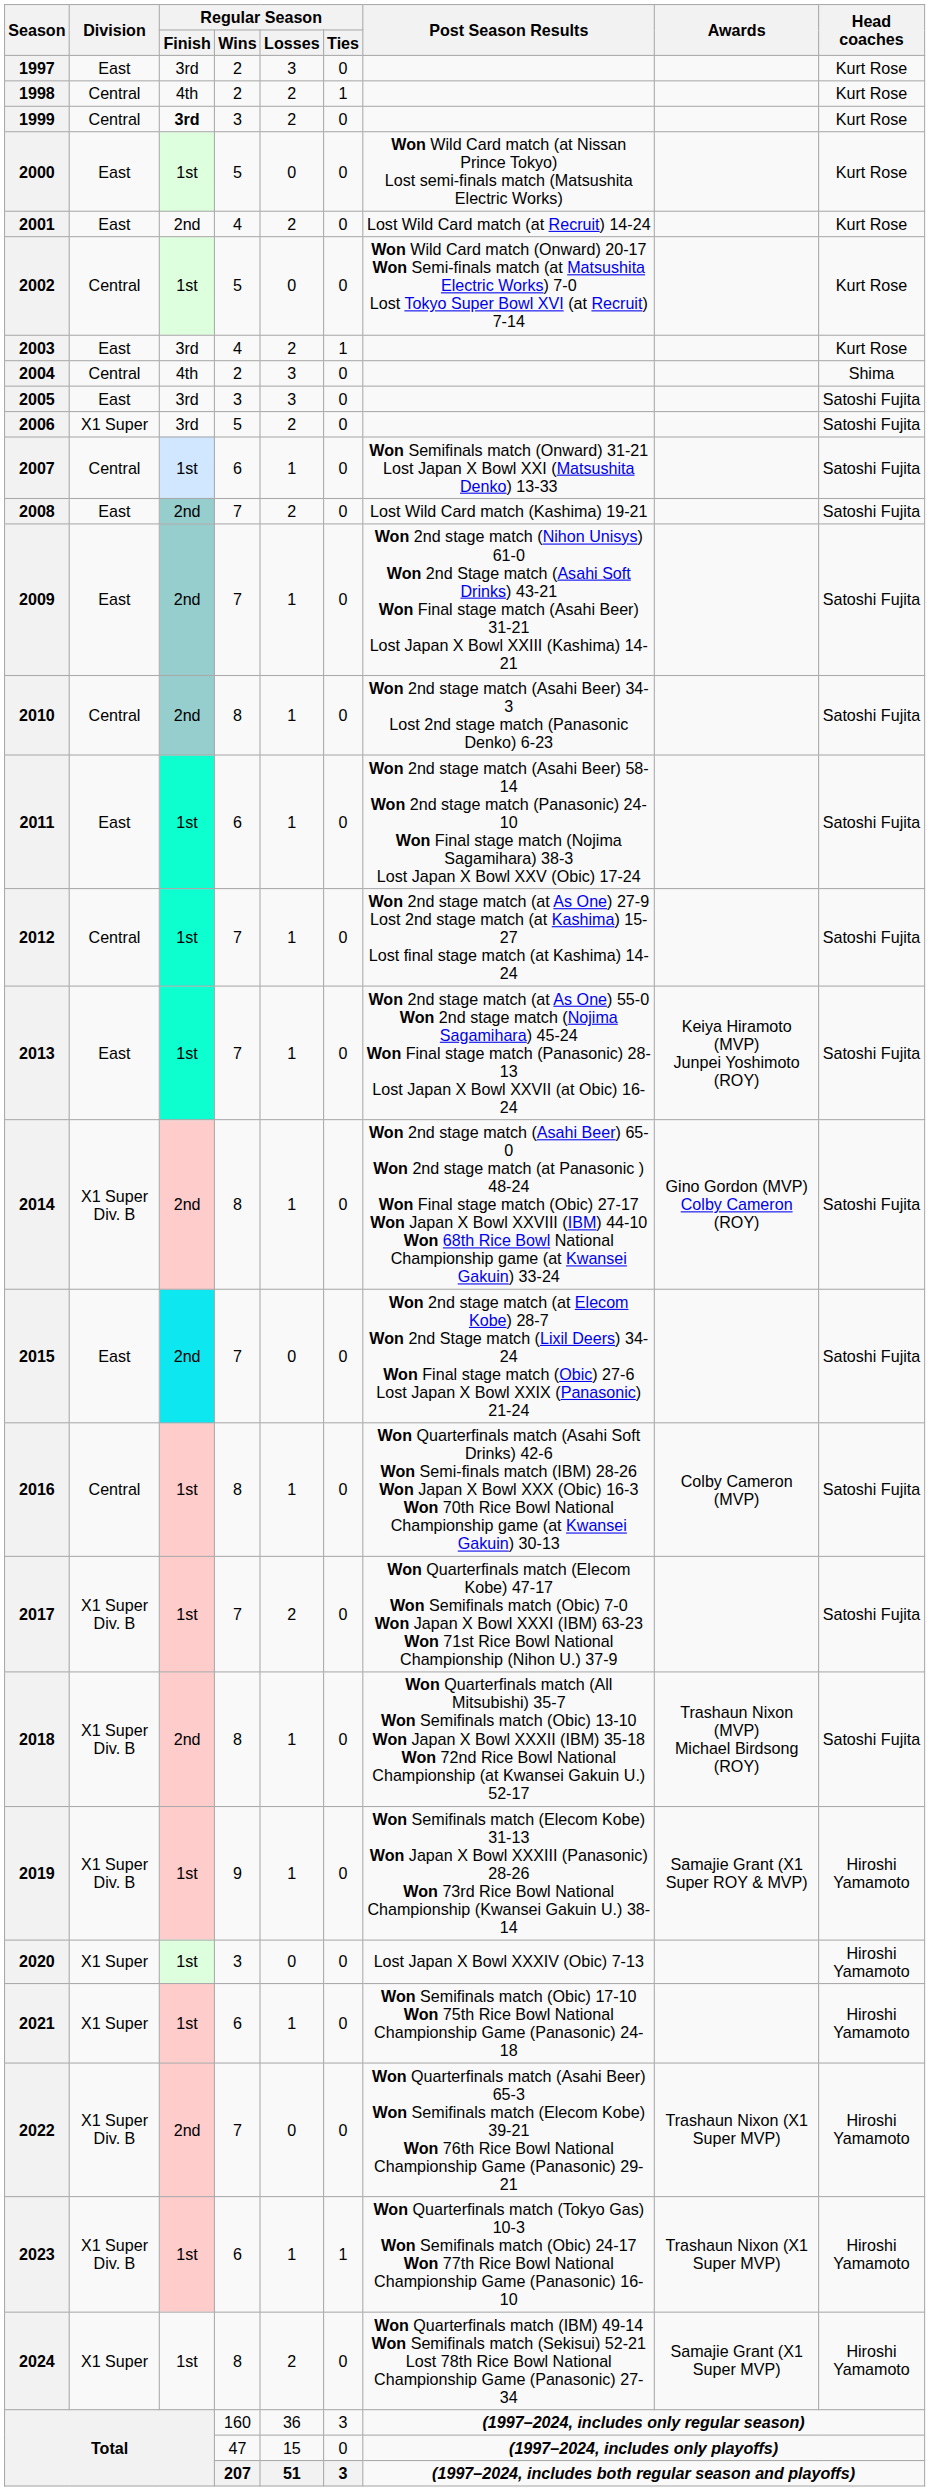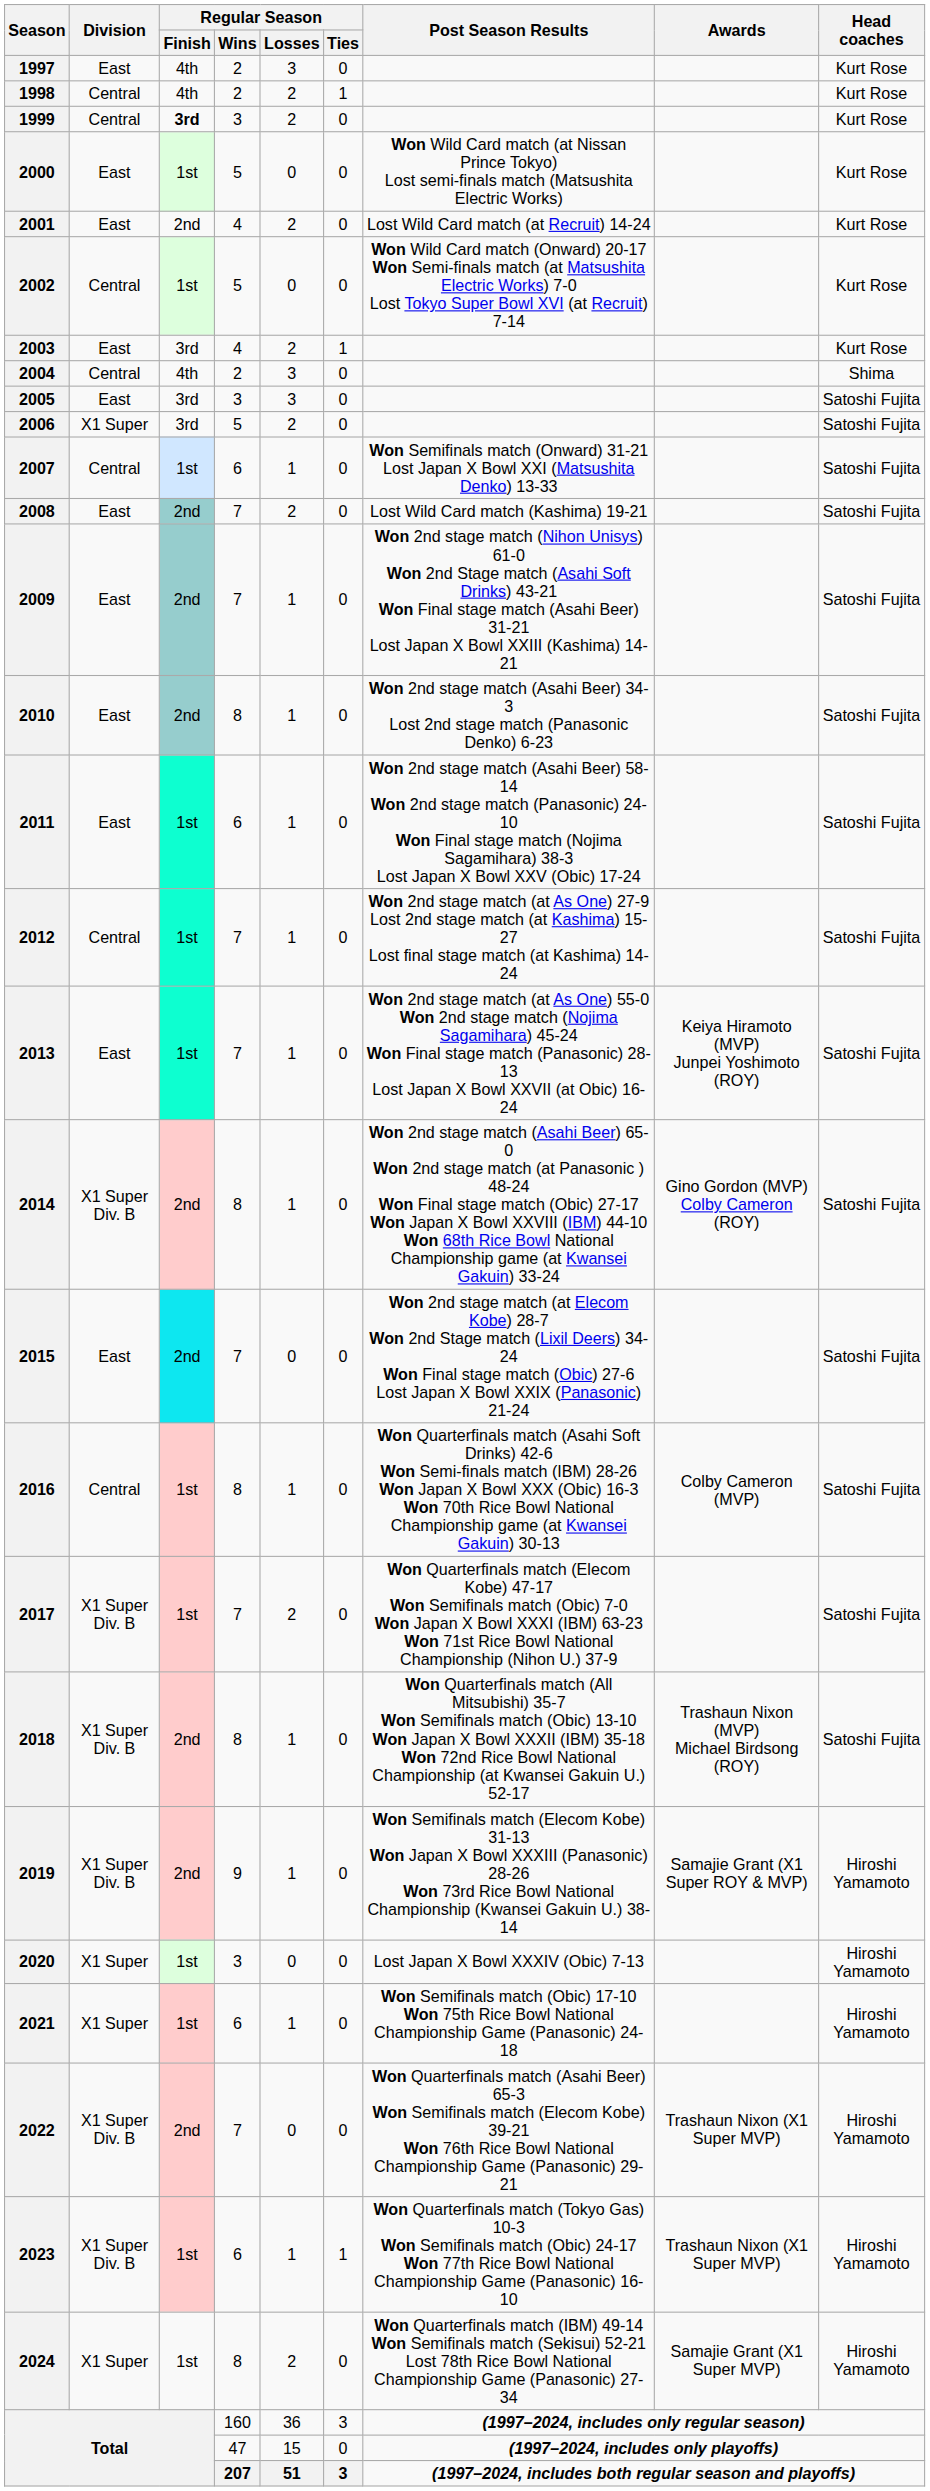(187, 68) 3rd -> (187, 68) 4th
(114, 715) Central -> (114, 715) East
(187, 1873) 1st -> (187, 1873) 2nd
